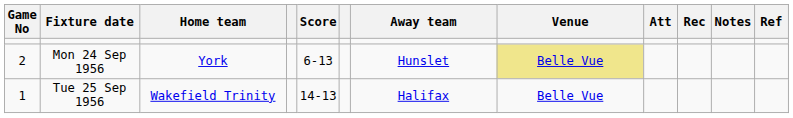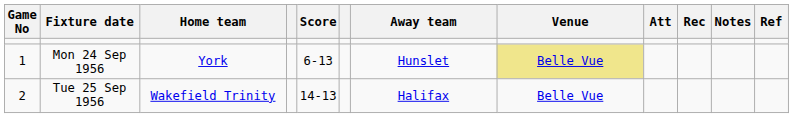(22, 61) 2 -> (22, 61) 1
(22, 95) 1 -> (22, 95) 2
